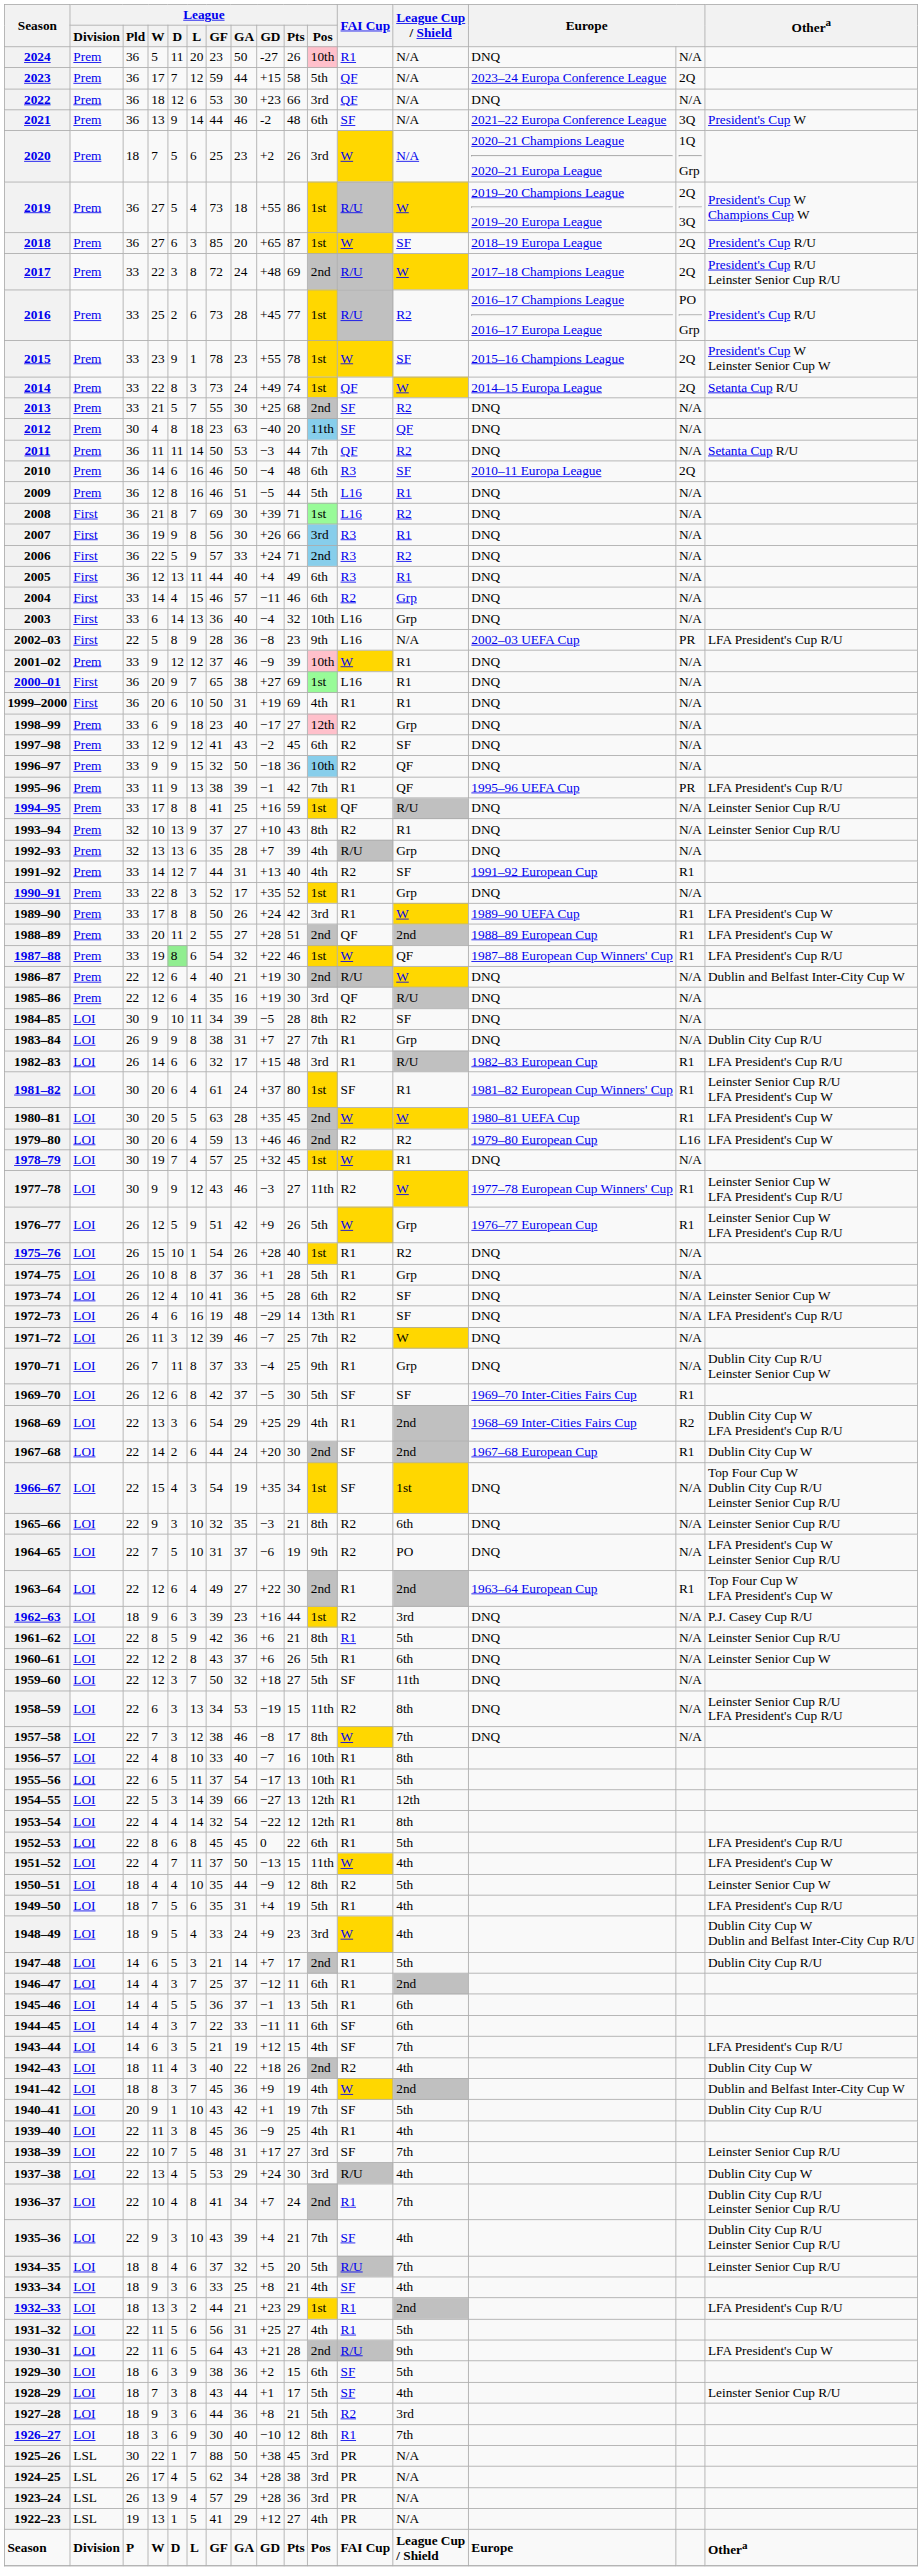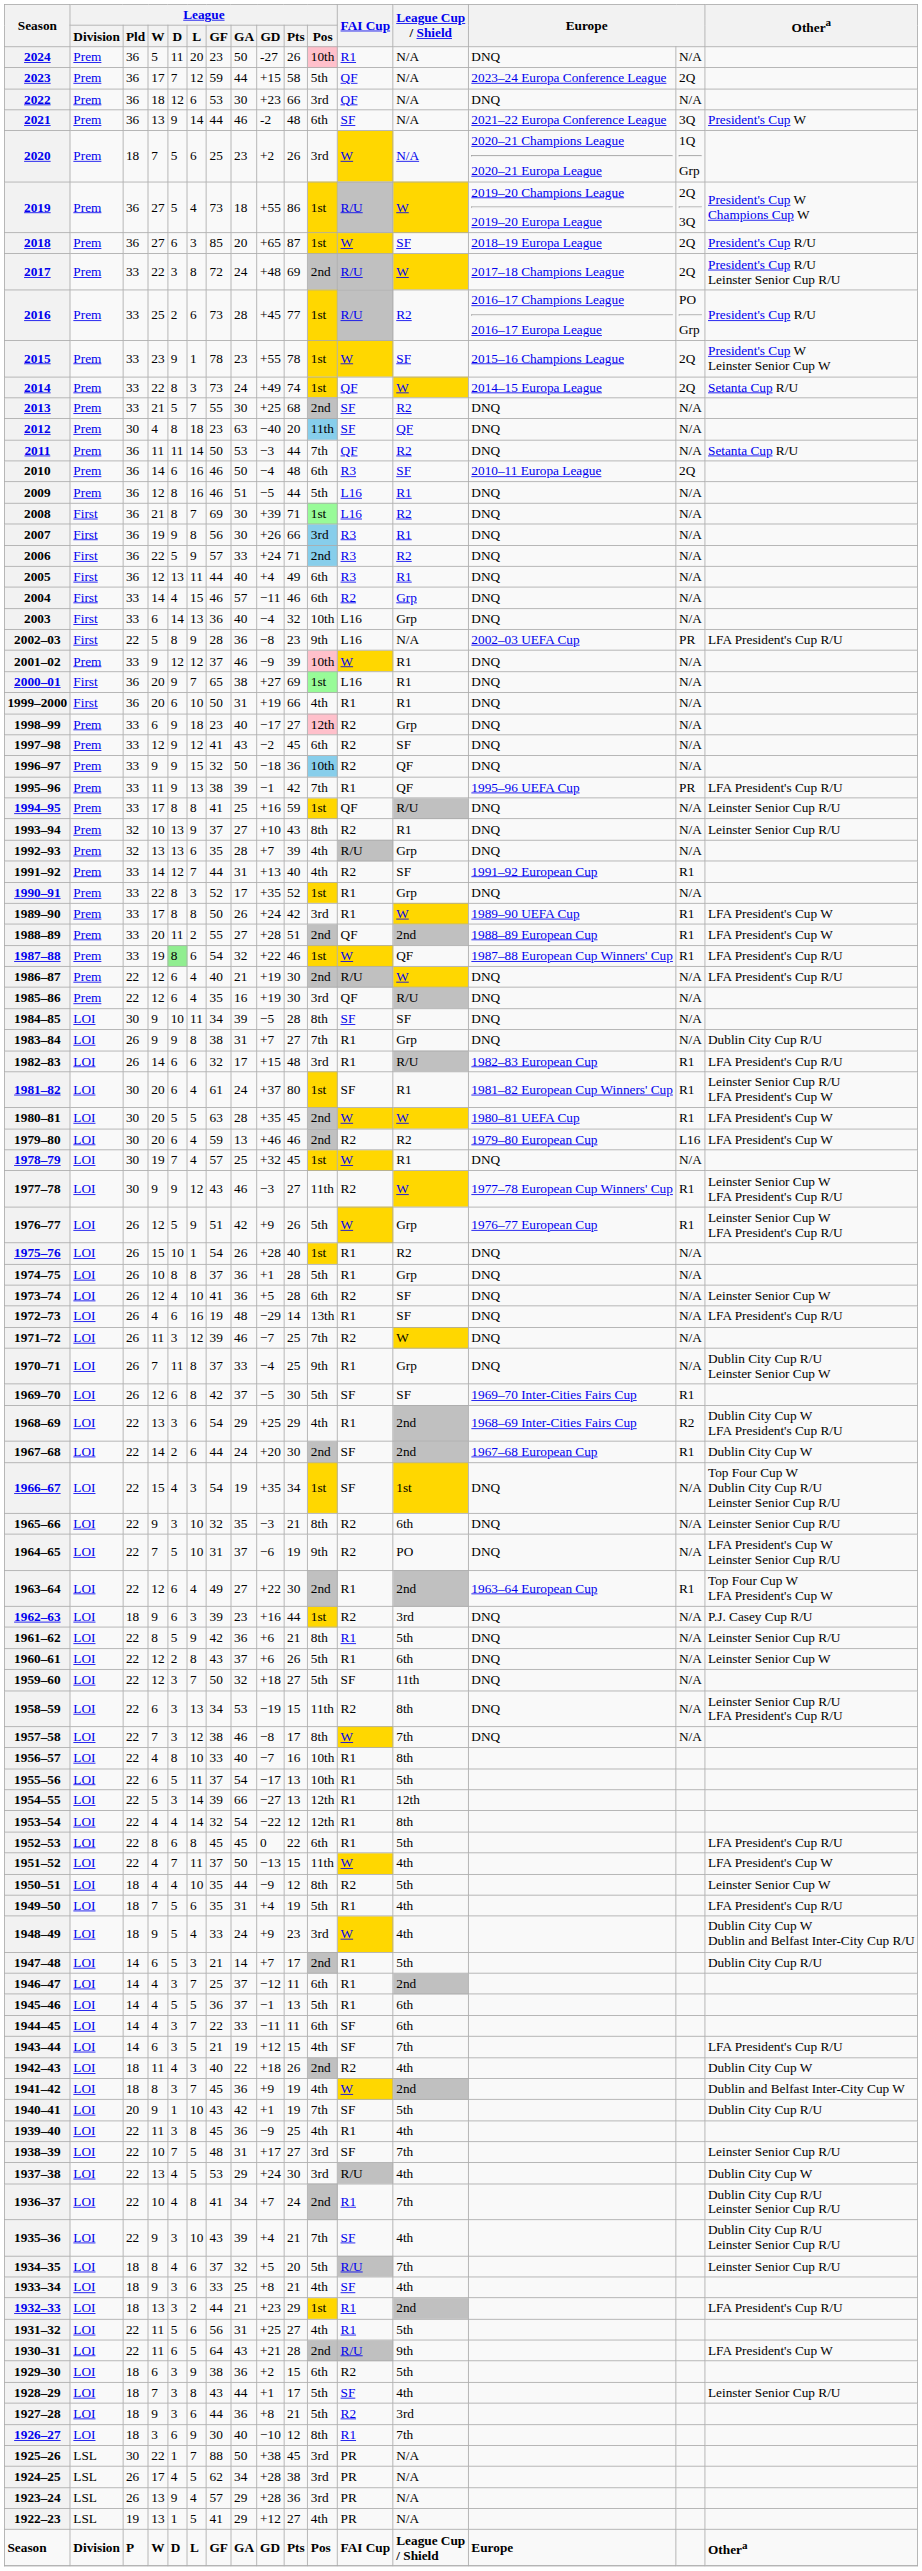(294, 703) 69 -> (294, 703) 66
(806, 977) Dublin and Belfast Inter-City Cup W -> (775, 977) LFA President's Cup R/U
(348, 1019) R2 -> (348, 1019) SF
(348, 2371) SF -> (348, 2371) R2
